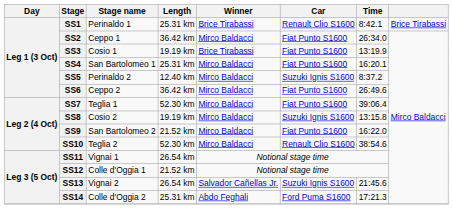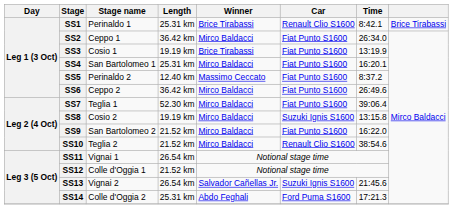(226, 77) Mirco Baldacci -> (232, 77) Massimo Ceccato
(318, 77) Suzuki Ignis S1600 -> (315, 77) Fiat Punto S1600
(177, 143) 52.30 km -> (177, 143) 21.52 km
